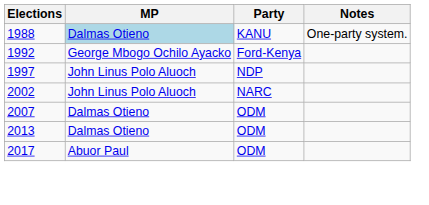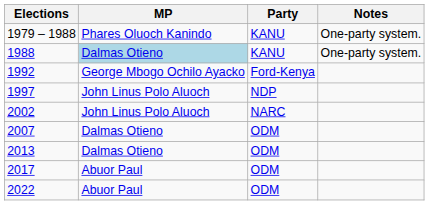+ row: (41, 33)
+ row: (21, 190)
